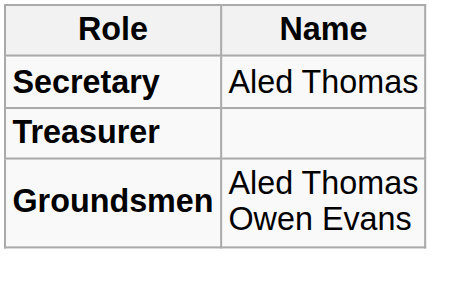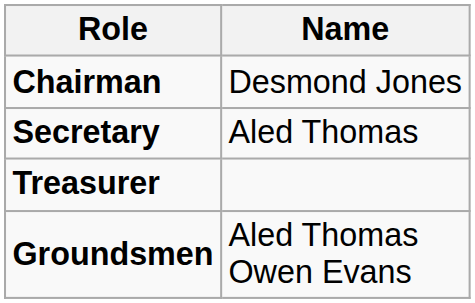+ row: (87, 81)
